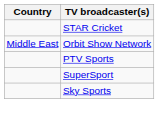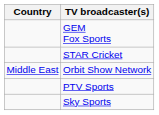+ row: (87, 33)
- row: (88, 75)
